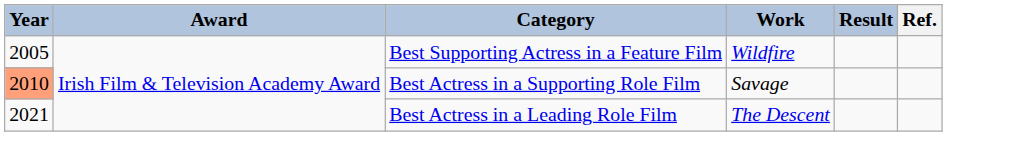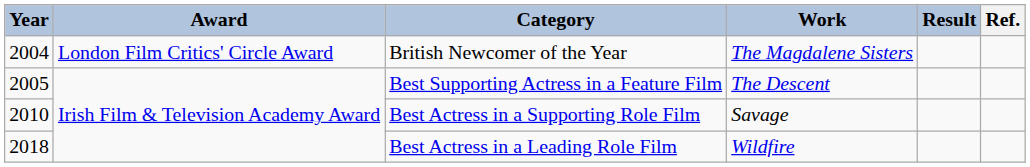+ row: (508, 51)
(763, 51) Wildfire -> (781, 83) The Descent
(29, 83) lightsalmon background -> (29, 114) no background
(29, 114) 2021 -> (29, 146) 2018
(781, 114) The Descent -> (763, 146) Wildfire
